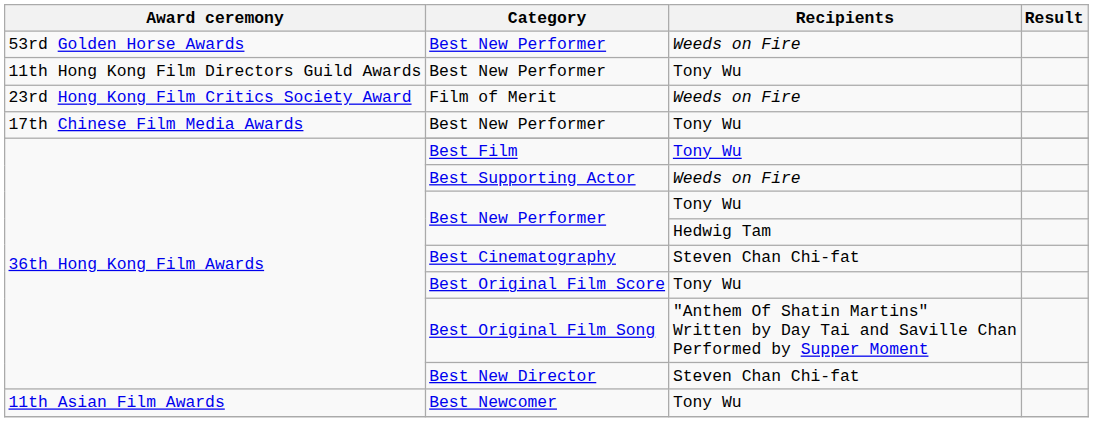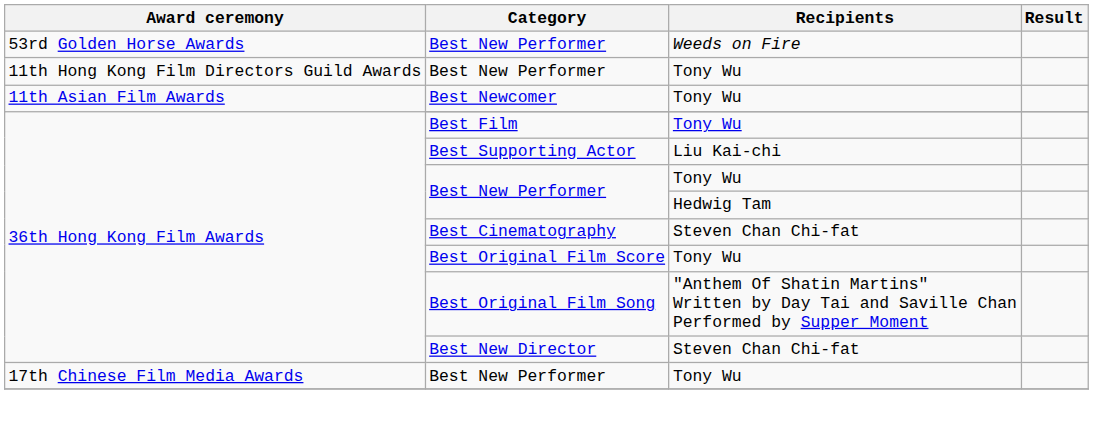- row: (210, 98)
rows swapped: (117, 403) <-> (156, 125)
(737, 178) Weeds on Fire -> (727, 151) Liu Kai-chi
